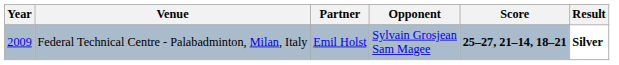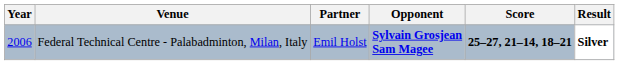(20, 42) 2009 -> (20, 42) 2006
(415, 42) normal -> (417, 42) bold
